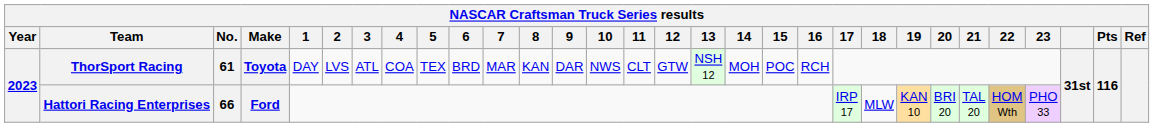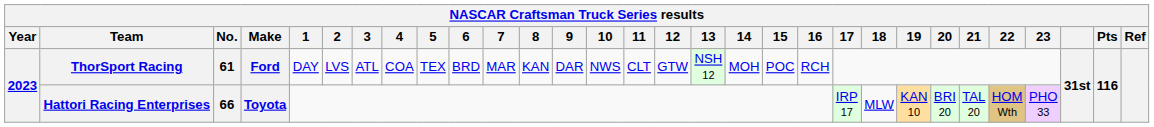(265, 67) Toyota -> (265, 67) Ford
(265, 104) Ford -> (265, 104) Toyota
